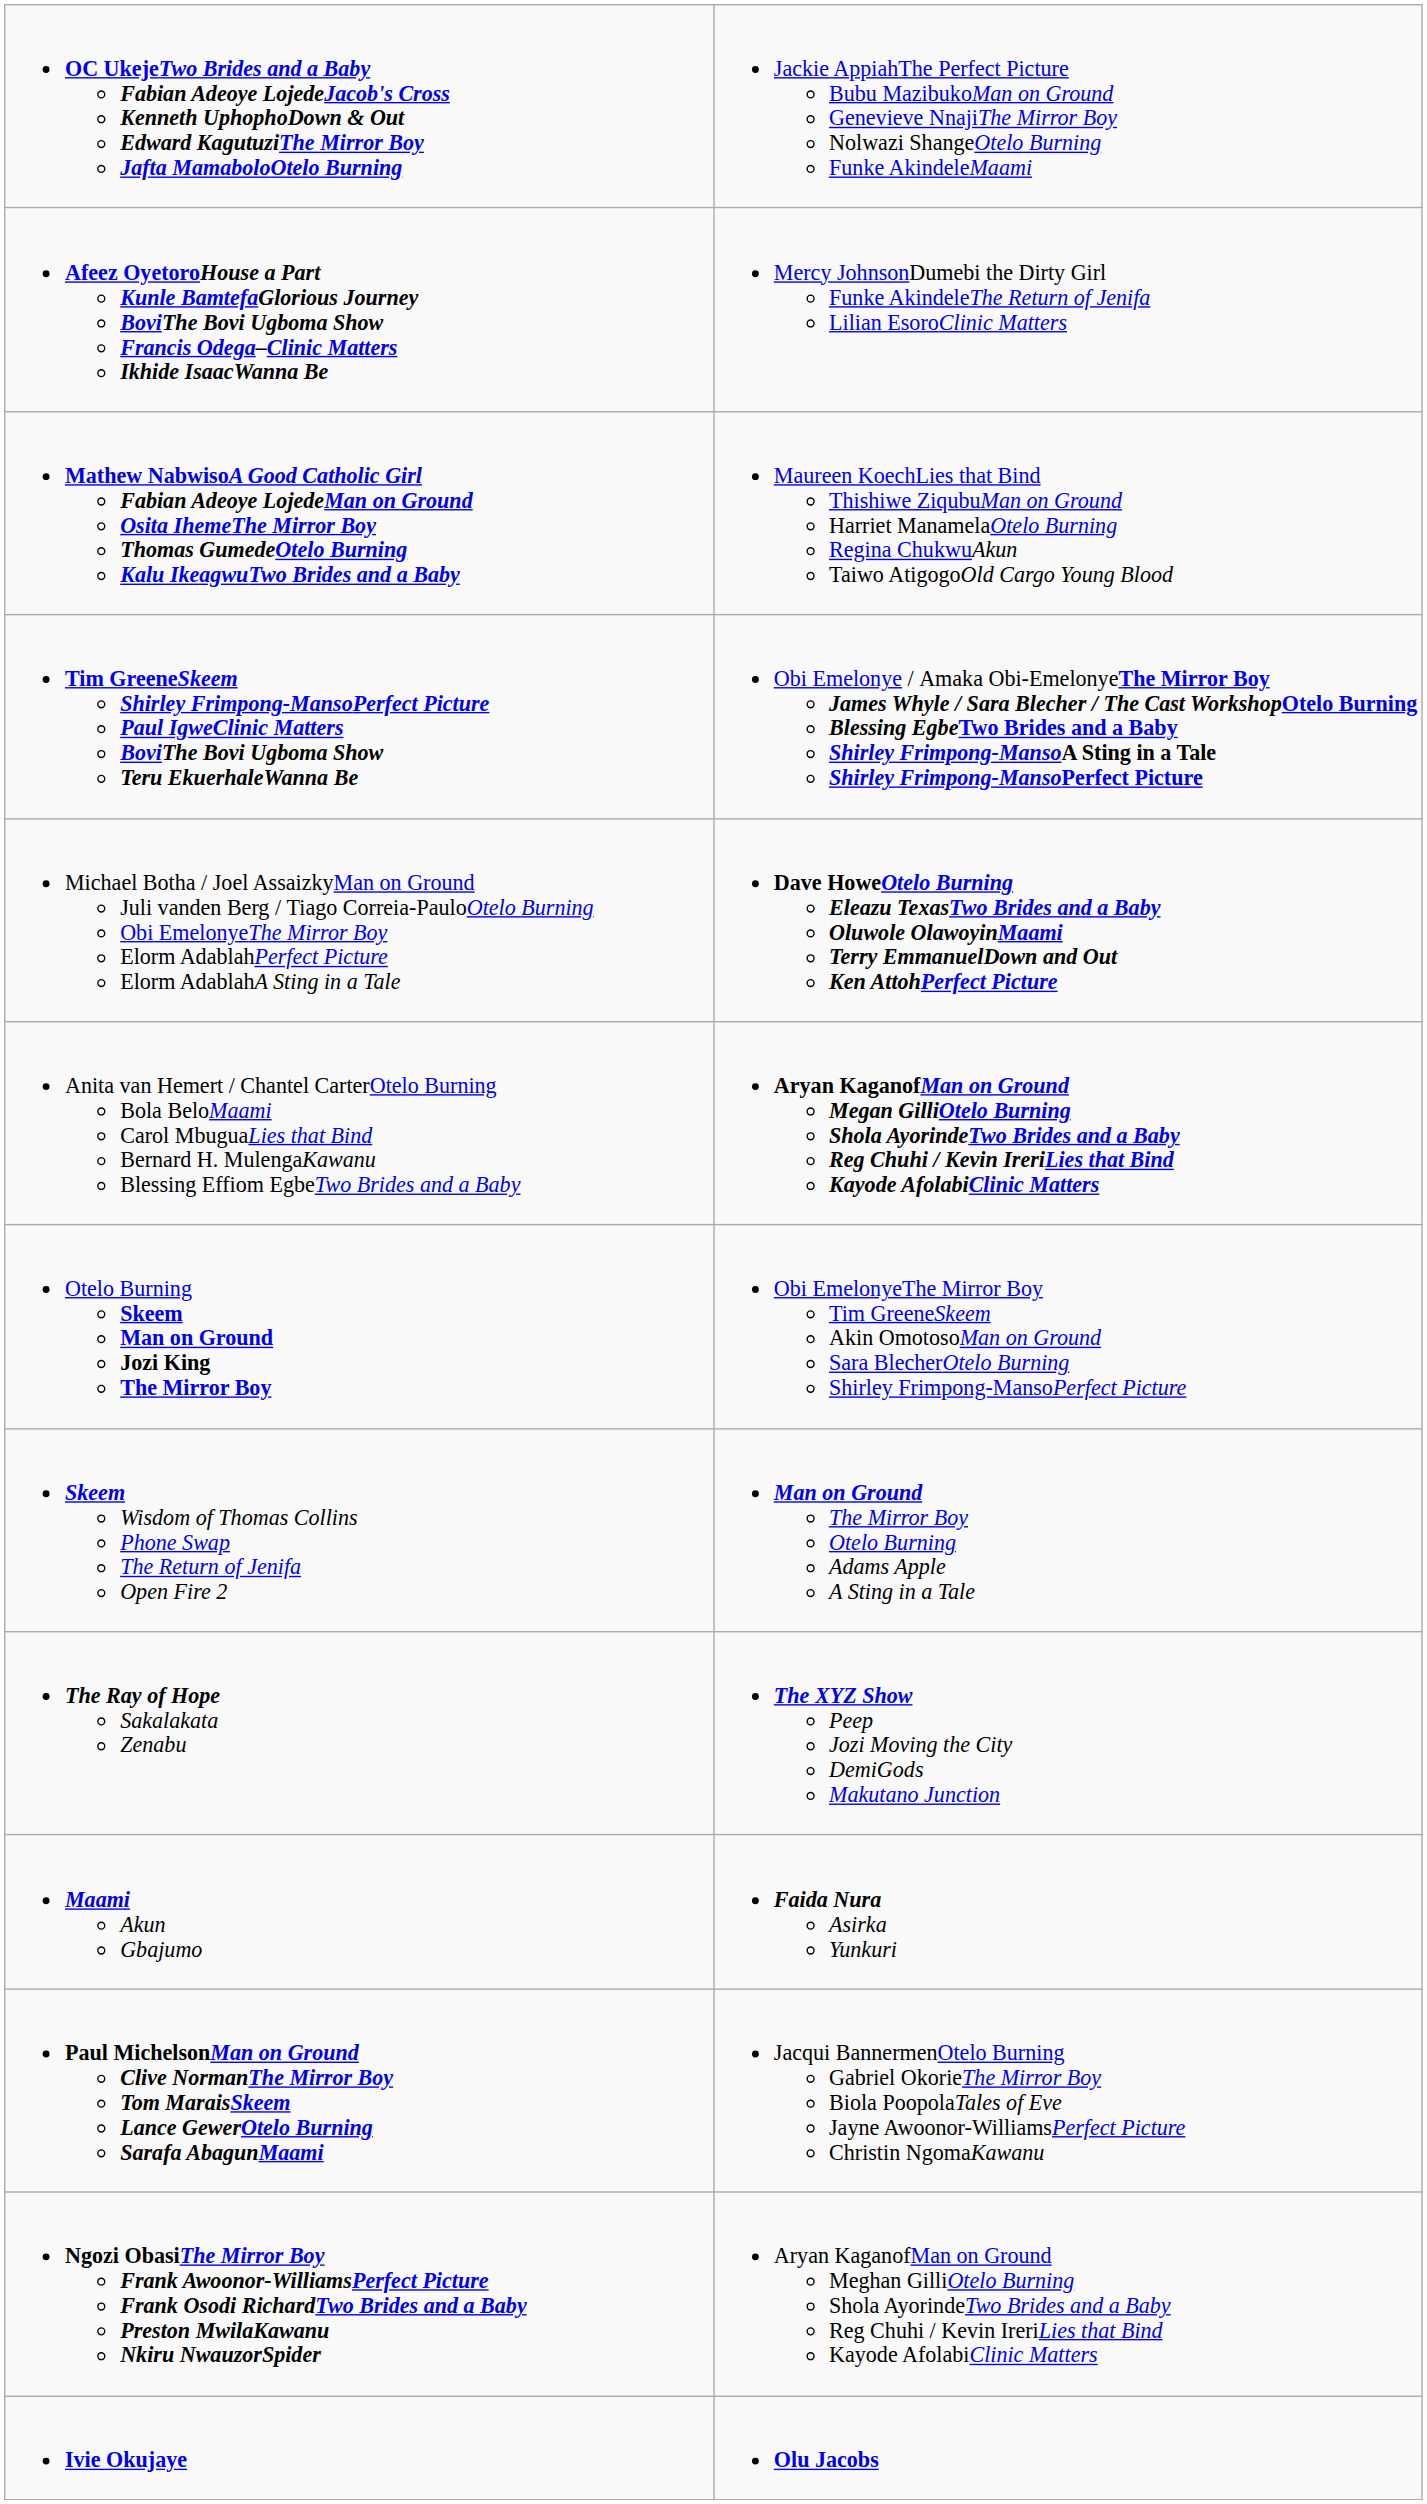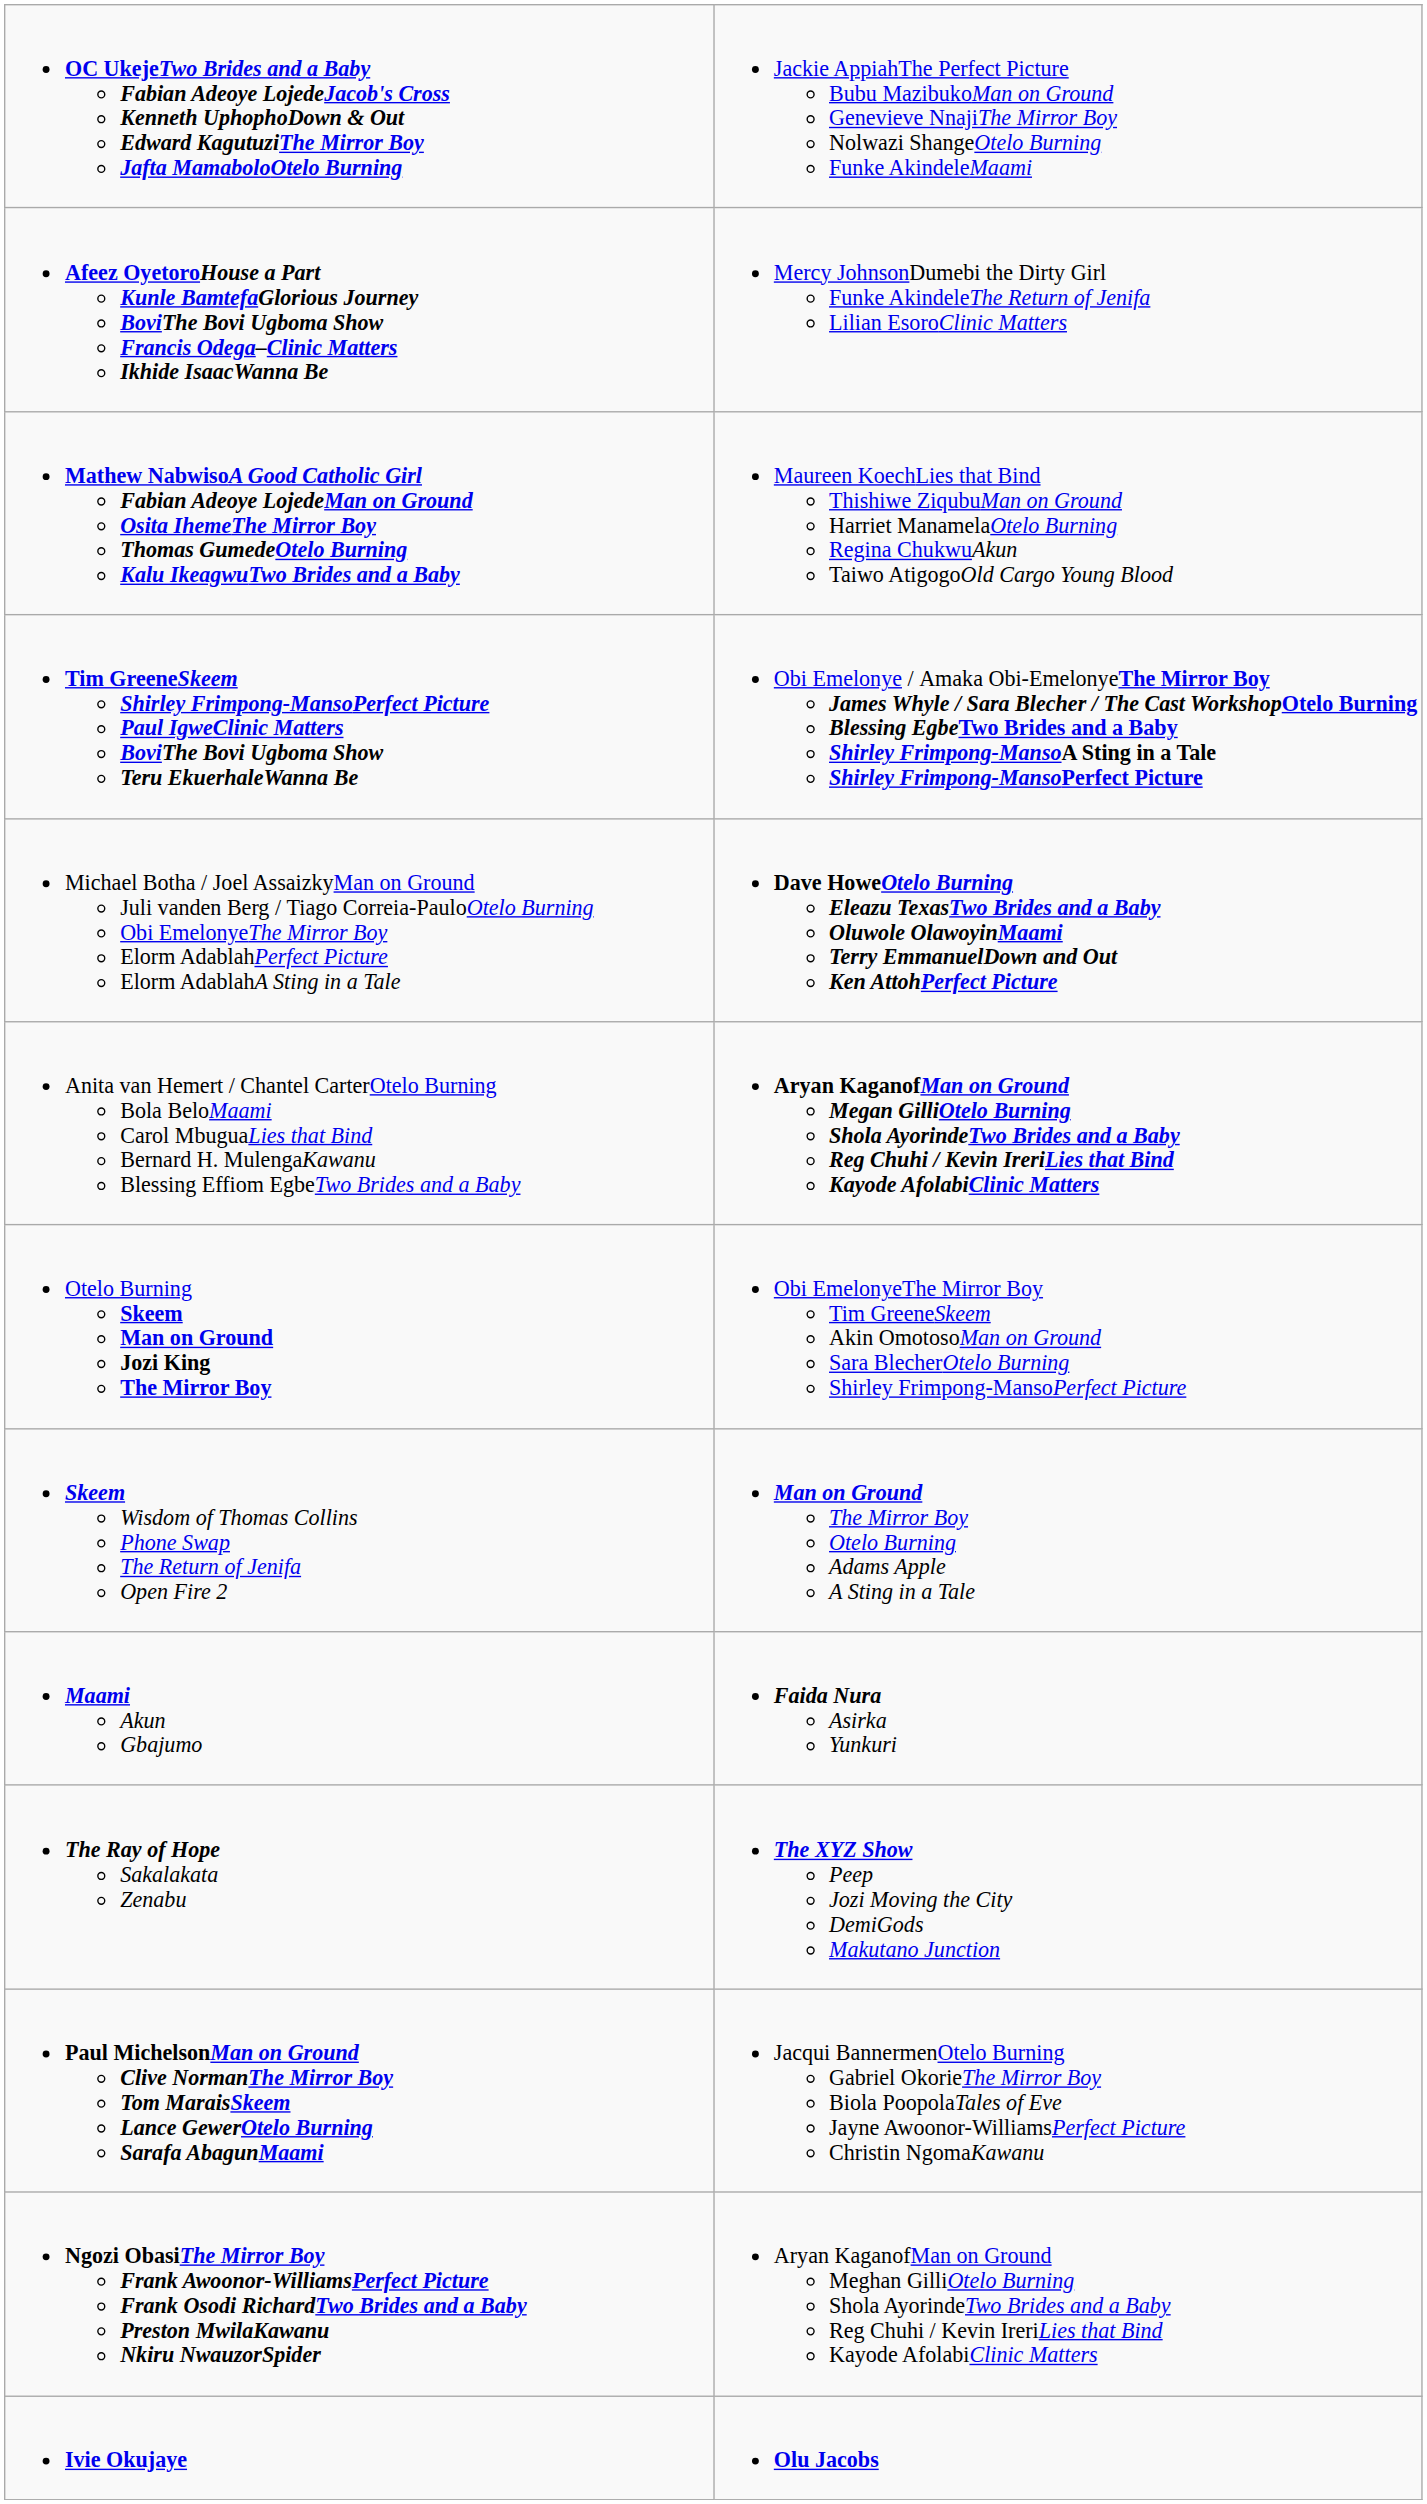rows swapped: (359, 1924) <-> (359, 1721)
